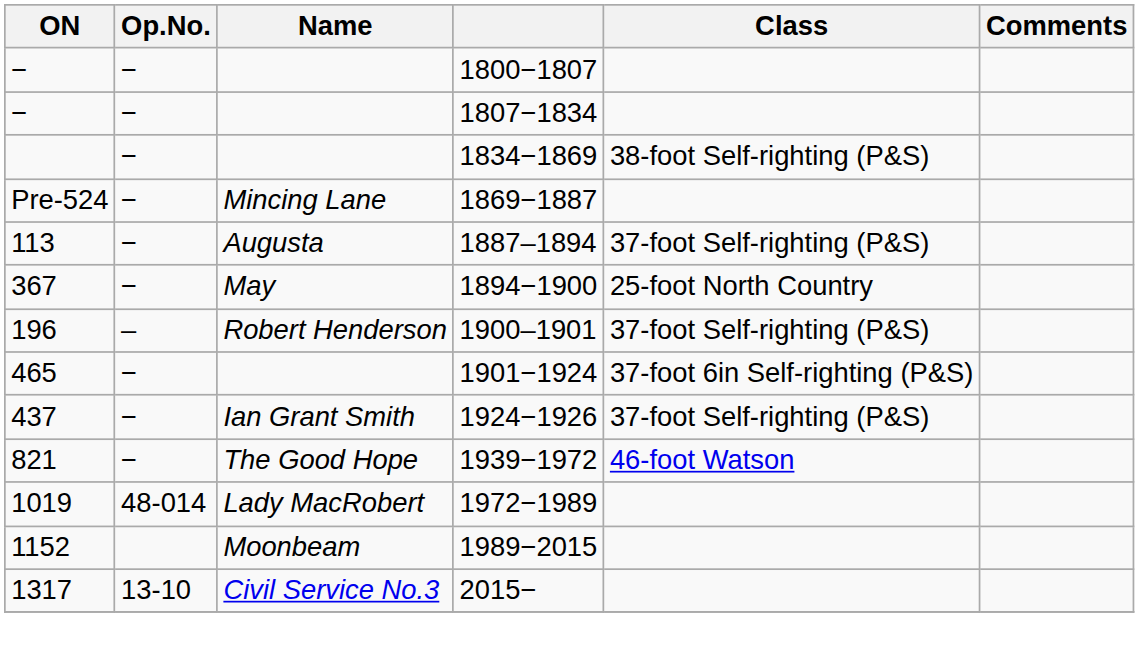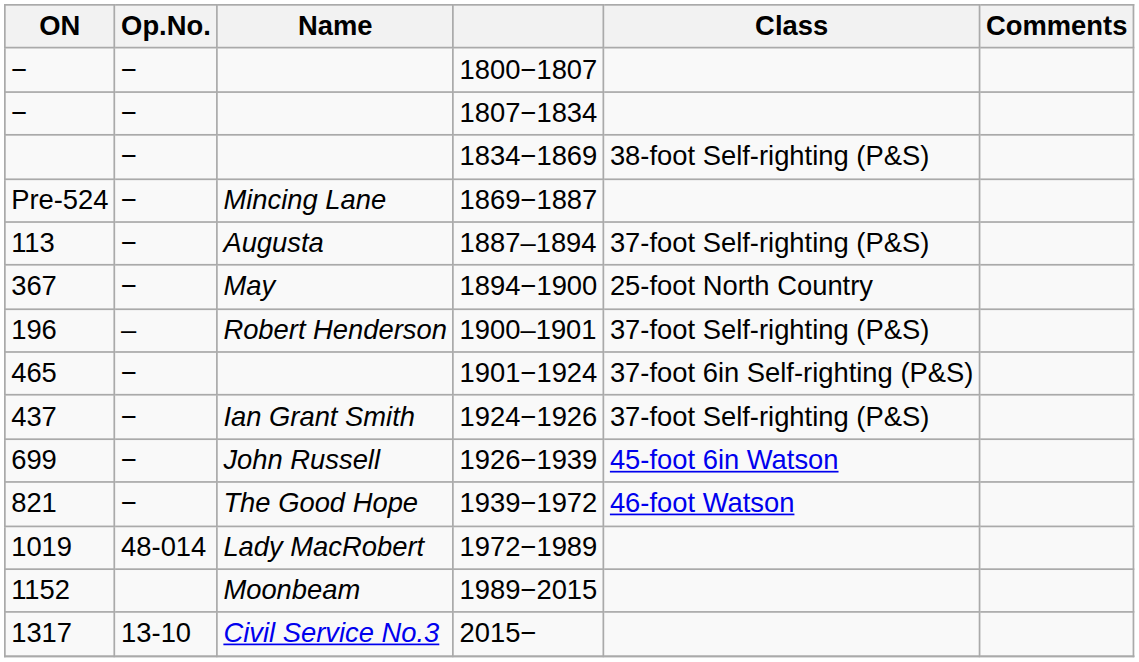+ row: (528, 460)
